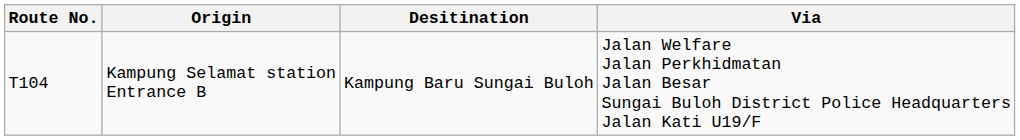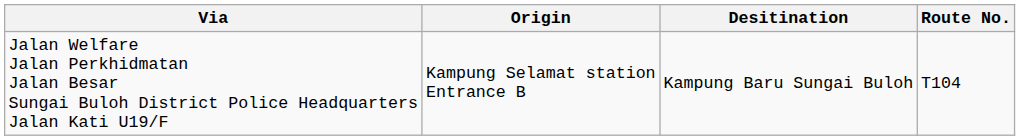columns swapped: (54, 18) <-> (806, 18)
